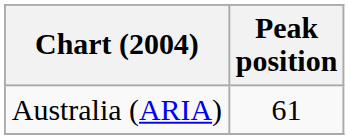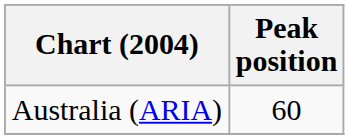(287, 109) 61 -> (287, 109) 60
